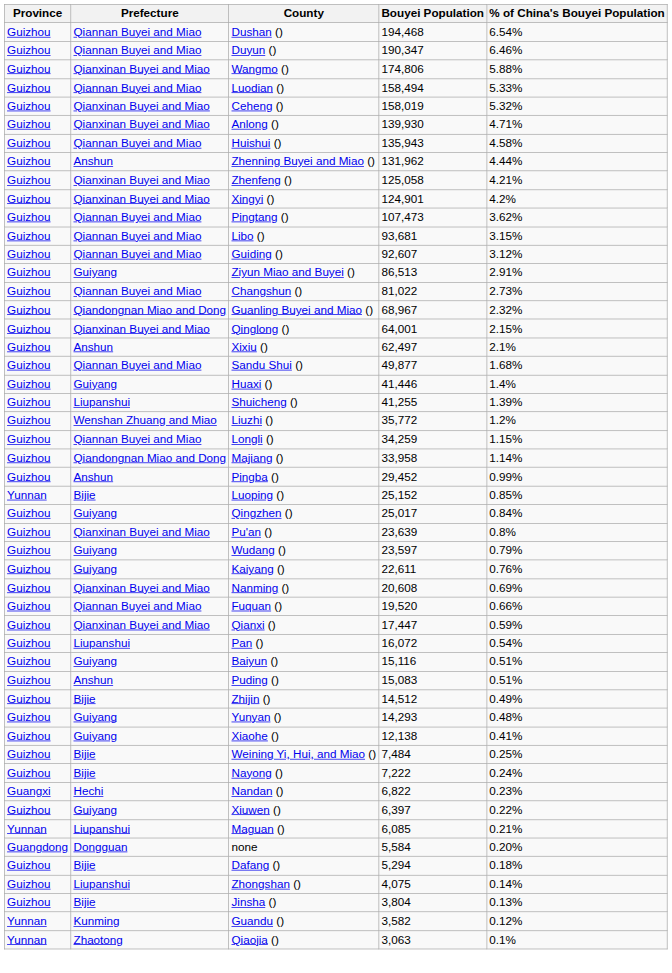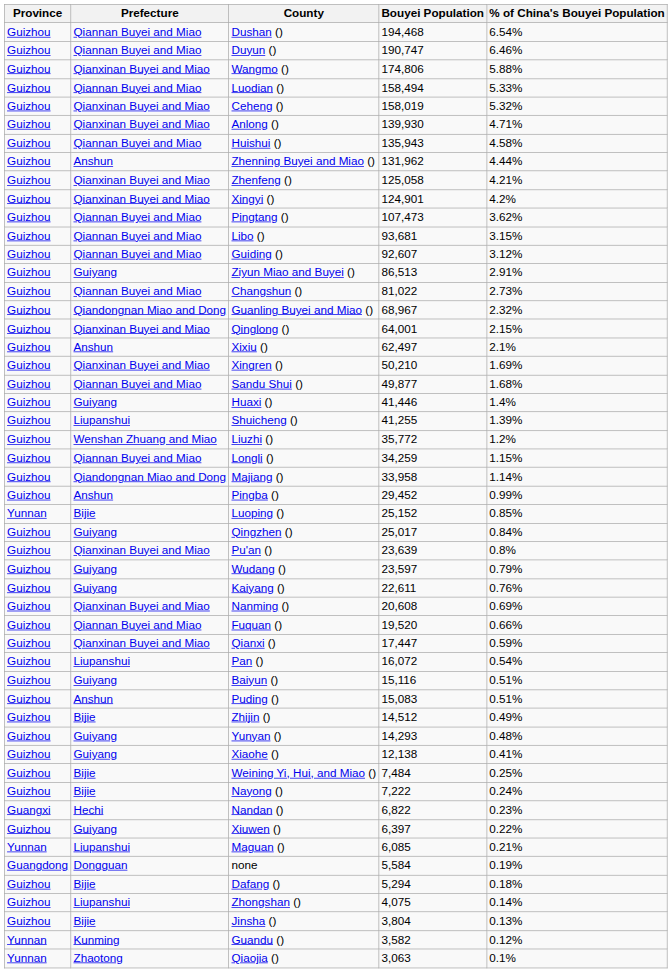(403, 50) 190,347 -> (403, 50) 190,747
+ row: (257, 365)
(506, 847) 0.20% -> (506, 865) 0.19%
